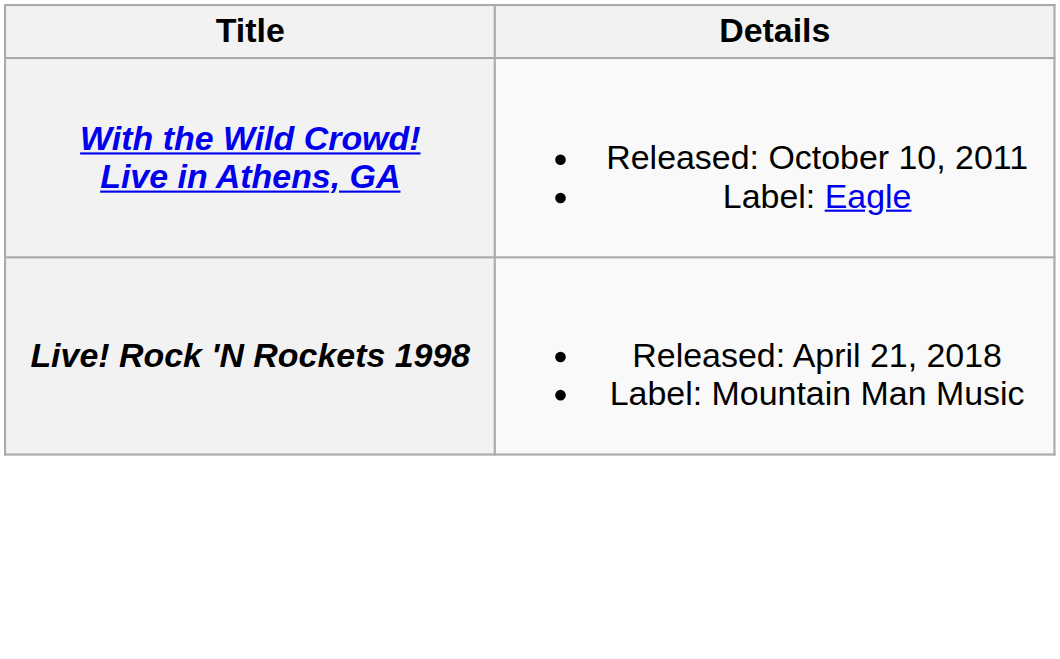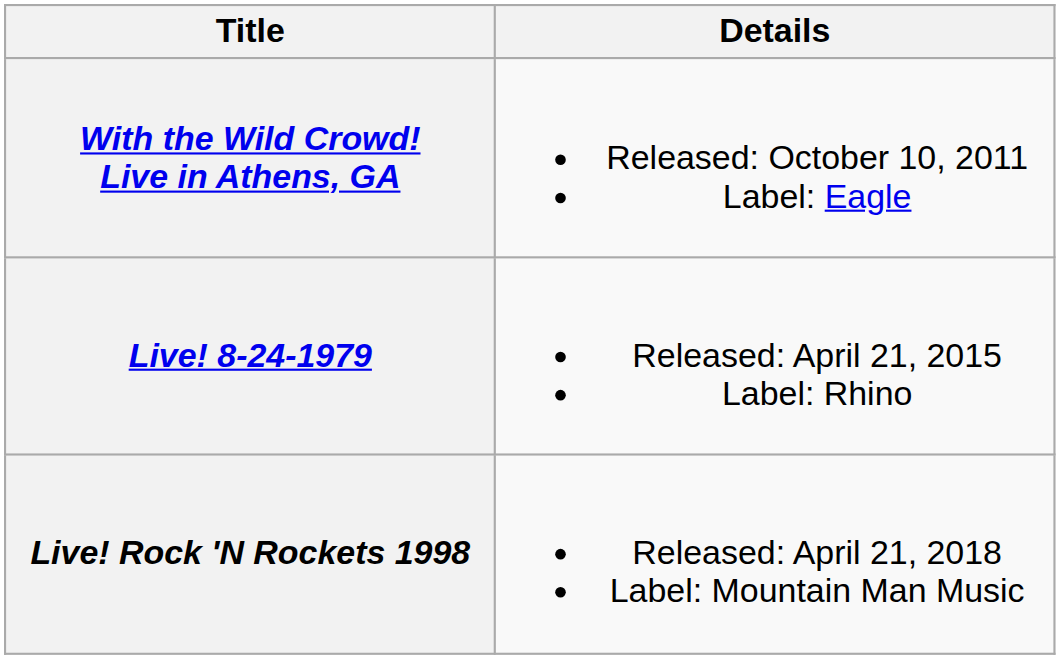+ row: (250, 355)
